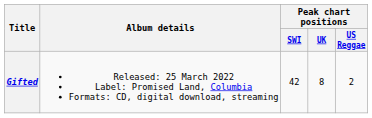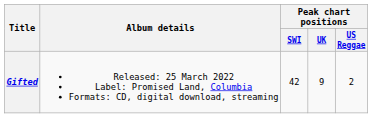(322, 82) 8 -> (322, 82) 9
